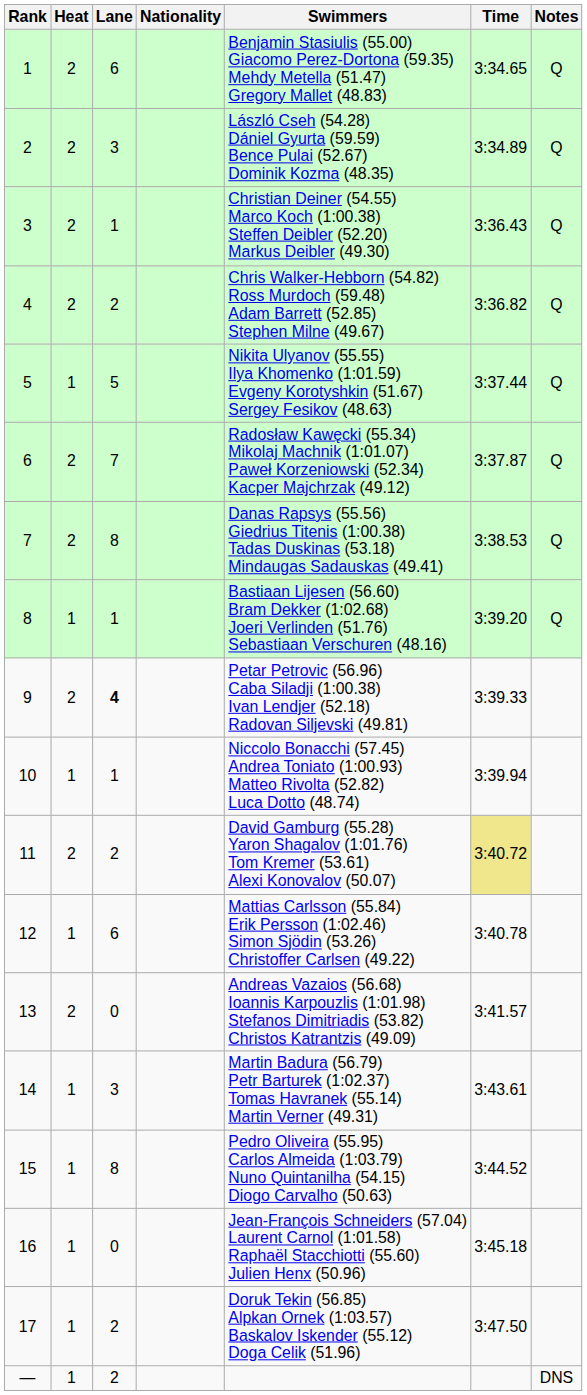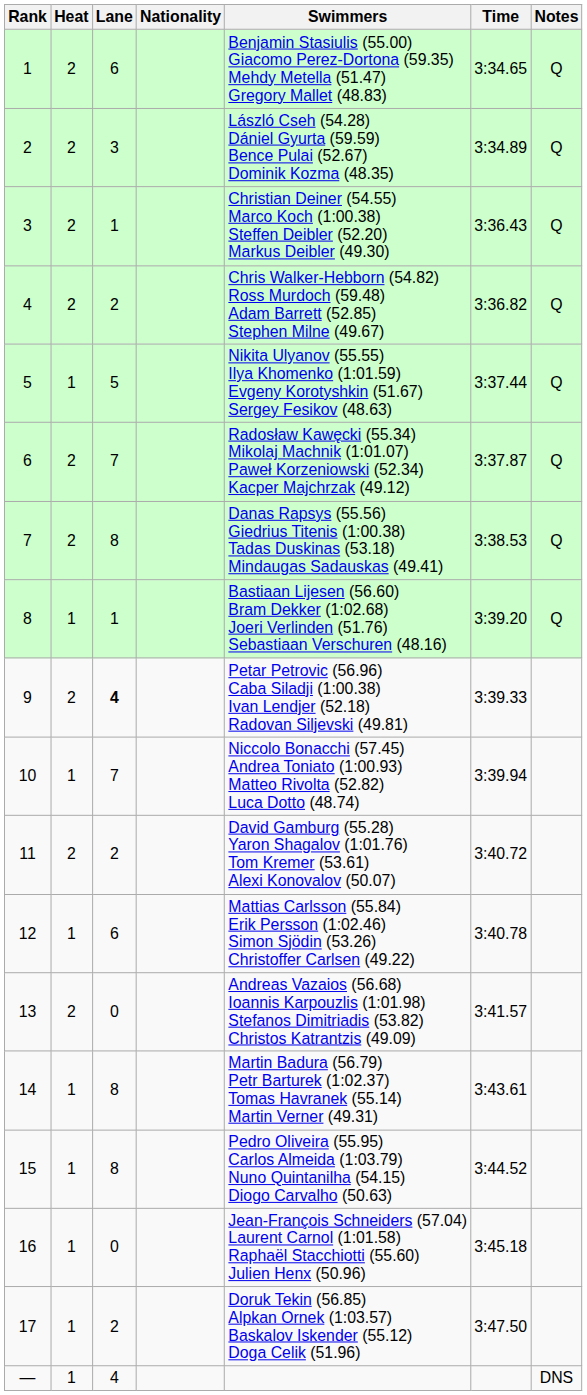(114, 776) 1 -> (114, 776) 7
(501, 854) khaki background -> (501, 854) no background
(114, 1090) 3 -> (114, 1090) 8
(114, 1378) 2 -> (114, 1378) 4
